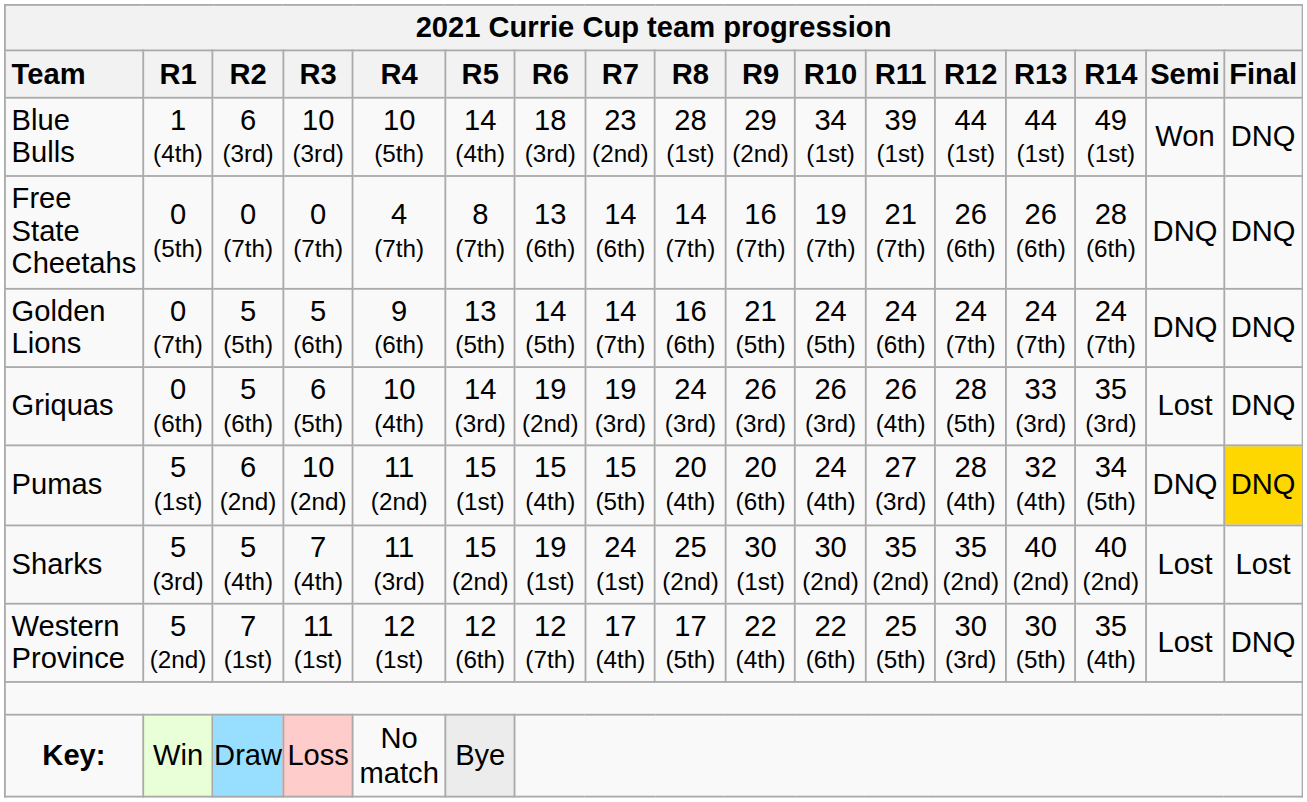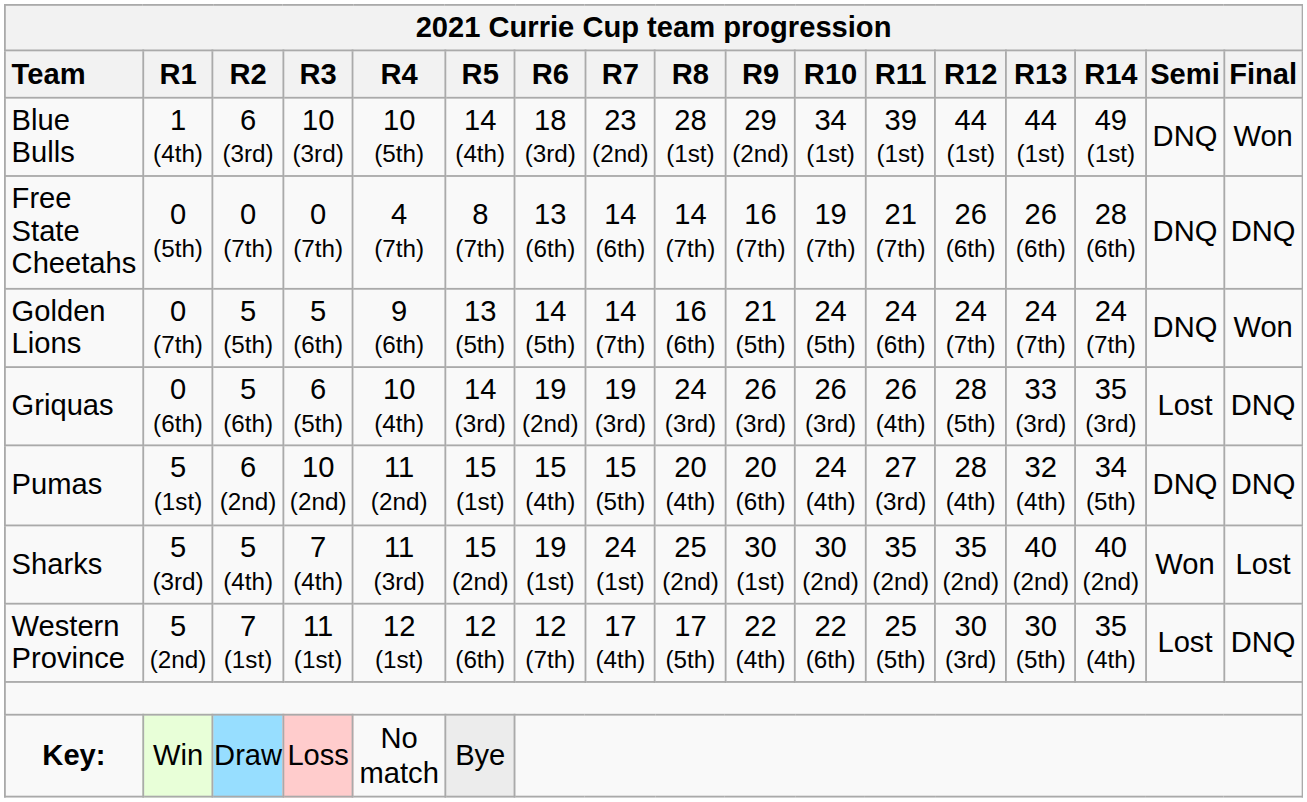(1185, 136) Won -> (1185, 136) DNQ
(1263, 136) DNQ -> (1263, 136) Won
(1263, 326) DNQ -> (1263, 326) Won
(1263, 484) gold background -> (1263, 484) no background
(1185, 563) Lost -> (1185, 563) Won
